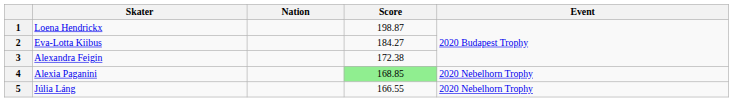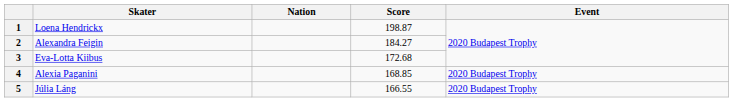(68, 43) Eva-Lotta Kiibus -> (69, 43) Alexandra Feigin
(68, 58) Alexandra Feigin -> (69, 58) Eva-Lotta Kiibus
(390, 58) 172.38 -> (398, 58) 172.68
(390, 74) lightgreen background -> (398, 74) no background
(486, 74) 2020 Nebelhorn Trophy -> (492, 74) 2020 Budapest Trophy
(486, 89) 2020 Nebelhorn Trophy -> (492, 89) 2020 Budapest Trophy
